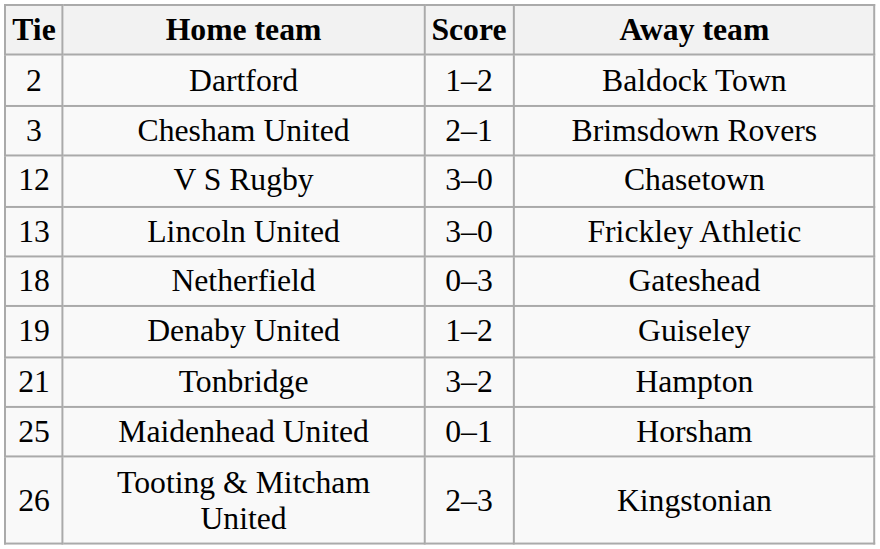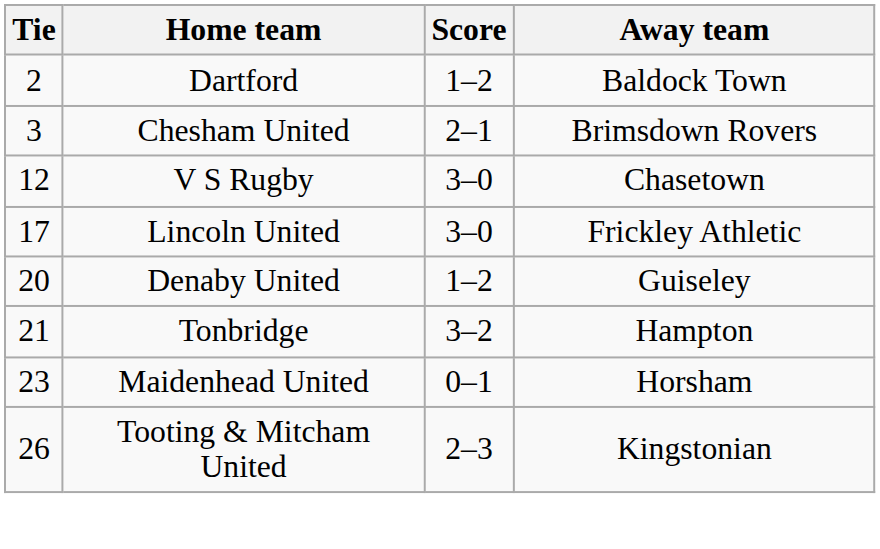(34, 230) 13 -> (34, 230) 17
- row: (244, 280)
(34, 331) 19 -> (34, 280) 20
(34, 431) 25 -> (34, 381) 23
